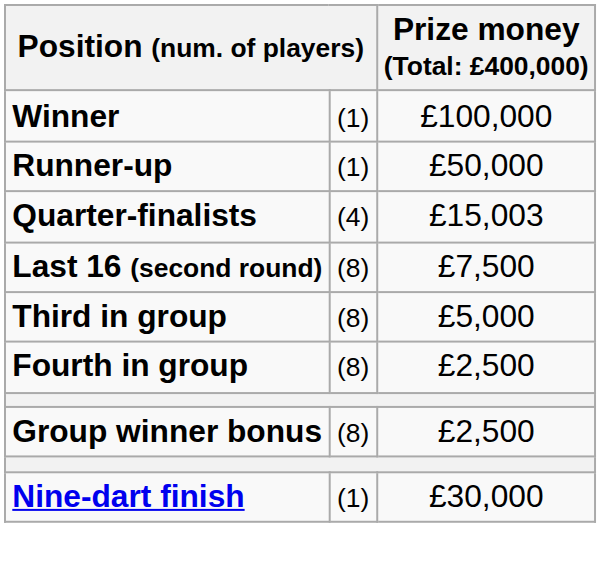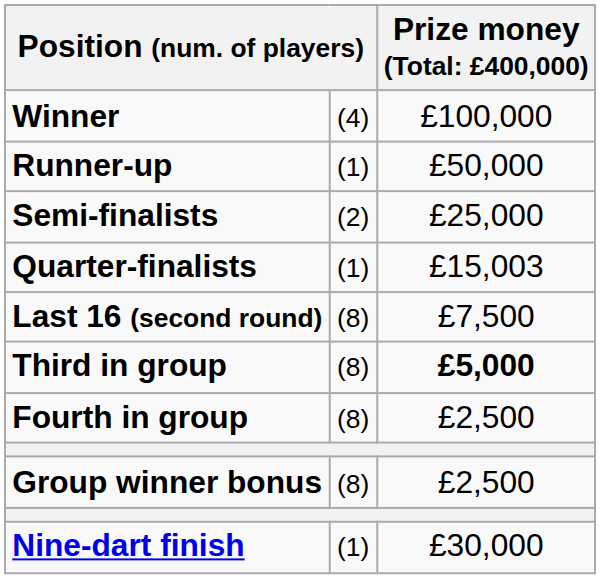(353, 117) (1) -> (353, 117) (4)
+ row: (115, 215)
(353, 217) (4) -> (353, 268) (1)
(486, 316) normal -> (486, 366) bold
